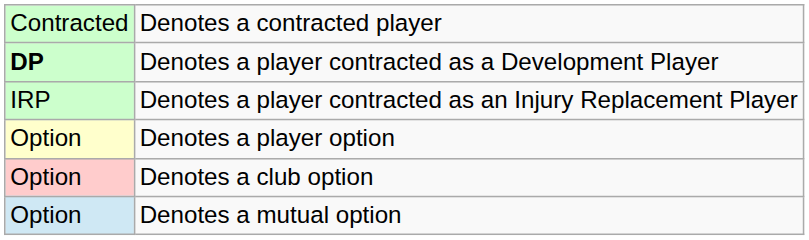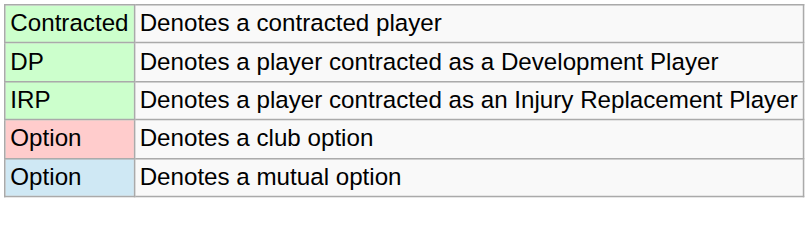(27, 61) bold -> (27, 61) normal
- row: (267, 138)
